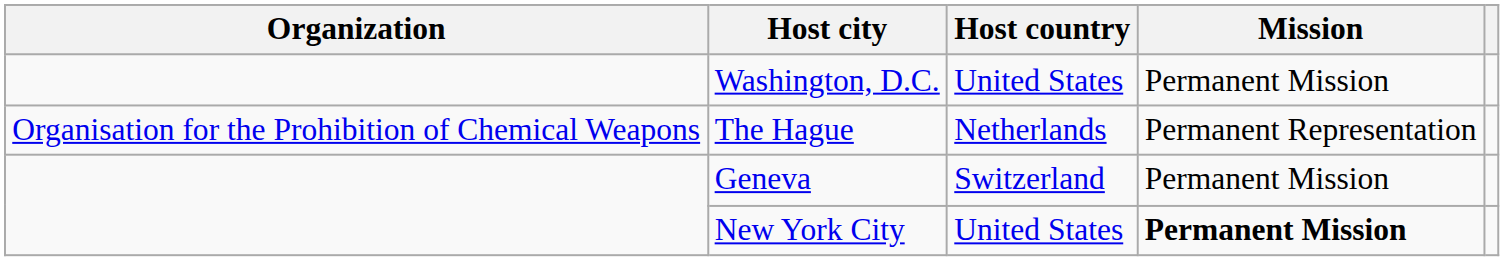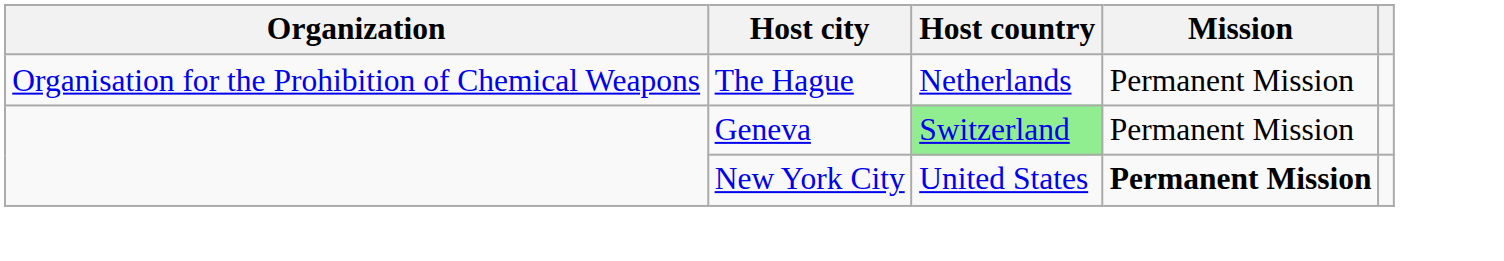- row: (827, 79)
(1311, 129) Permanent Representation -> (1232, 79) Permanent Mission
(1030, 179) no background -> (994, 129) lightgreen background
